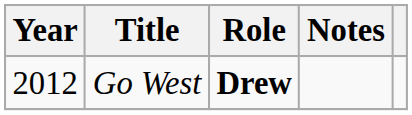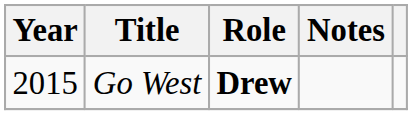(45, 82) 2012 -> (45, 82) 2015
